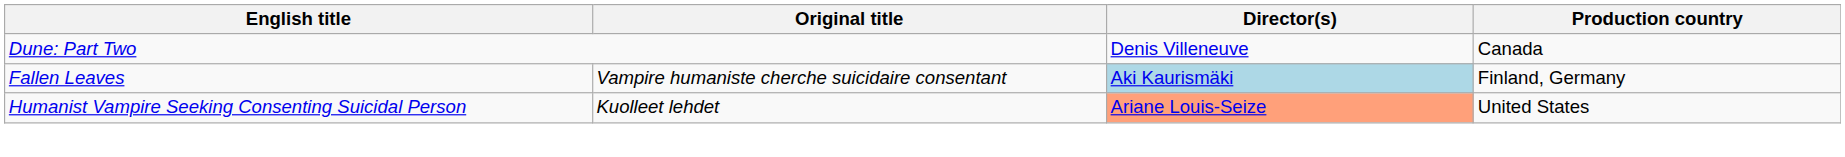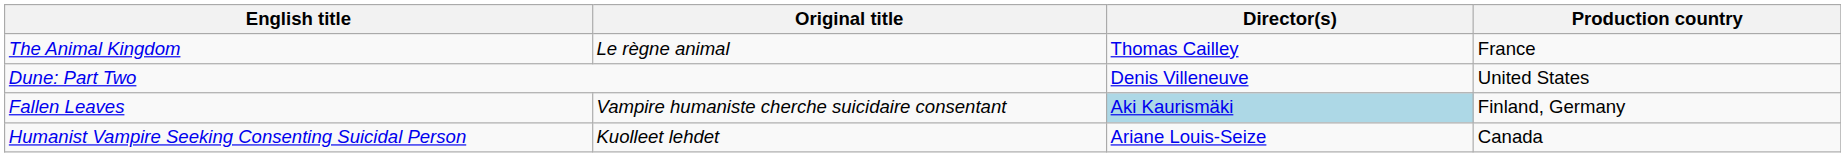+ row: (95, 48)
(1510, 48) Canada -> (1534, 78) United States
(1188, 107) lightsalmon background -> (1188, 136) no background
(1534, 107) United States -> (1510, 136) Canada
